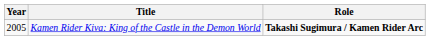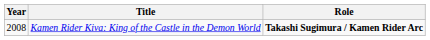(16, 27) 2005 -> (16, 27) 2008
